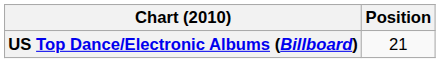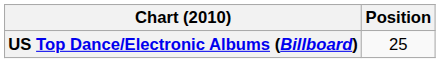(398, 44) 21 -> (398, 44) 25
